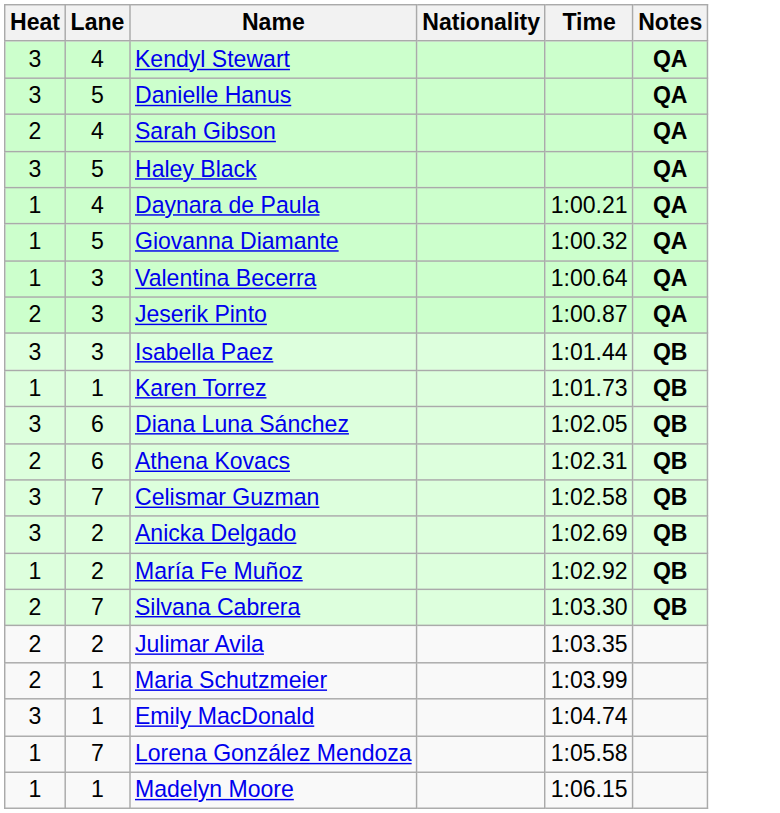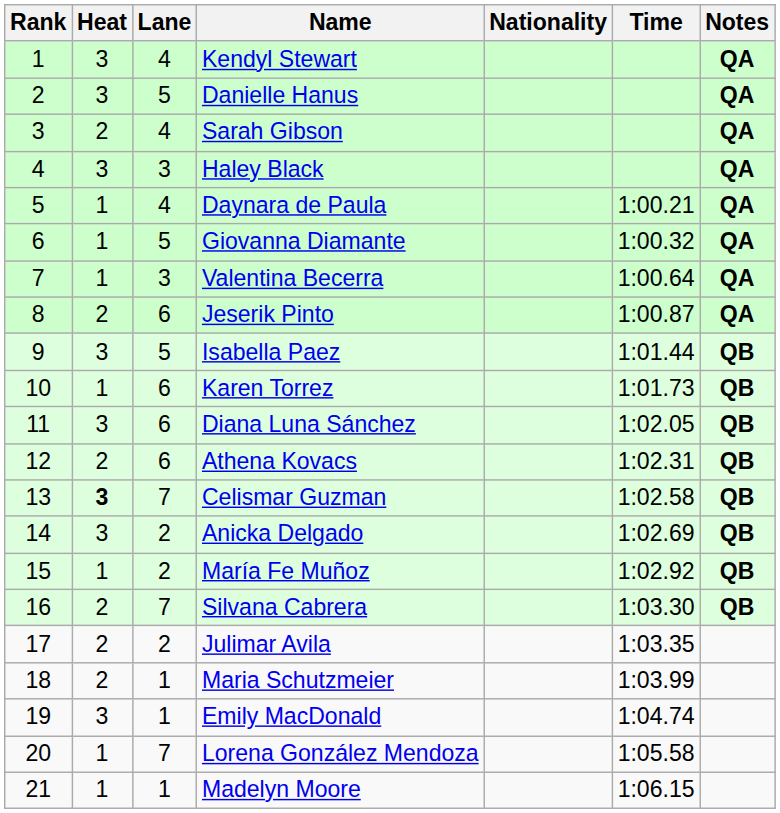+ column: (38, 22)
(97, 168) 5 -> (164, 168) 3
(97, 315) 3 -> (164, 315) 6
(97, 351) 3 -> (164, 351) 5
(97, 388) 1 -> (164, 388) 6
(35, 497) normal -> (102, 497) bold
